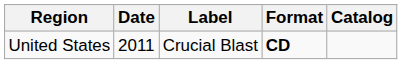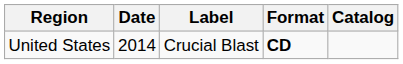(136, 44) 2011 -> (137, 44) 2014
